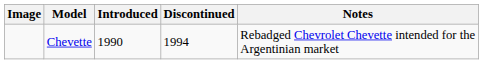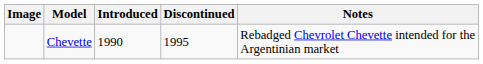(176, 41) 1994 -> (176, 41) 1995
